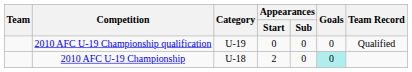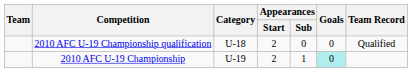(236, 43) U-19 -> (236, 43) U-18
(274, 43) 0 -> (274, 43) 2
(236, 59) U-18 -> (236, 59) U-19
(304, 59) 0 -> (304, 59) 1
